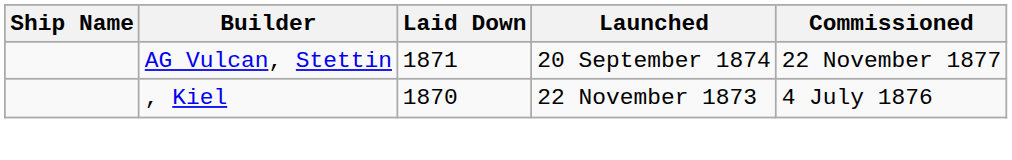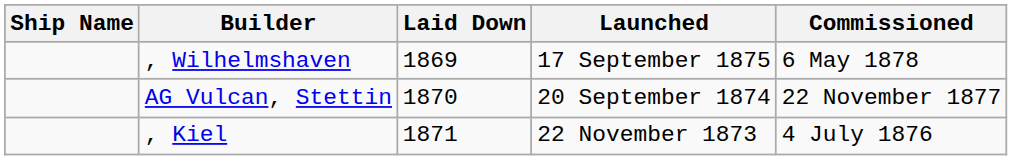+ row: (248, 61)
(430, 61) 1871 -> (430, 98) 1870
(430, 98) 1870 -> (430, 135) 1871
